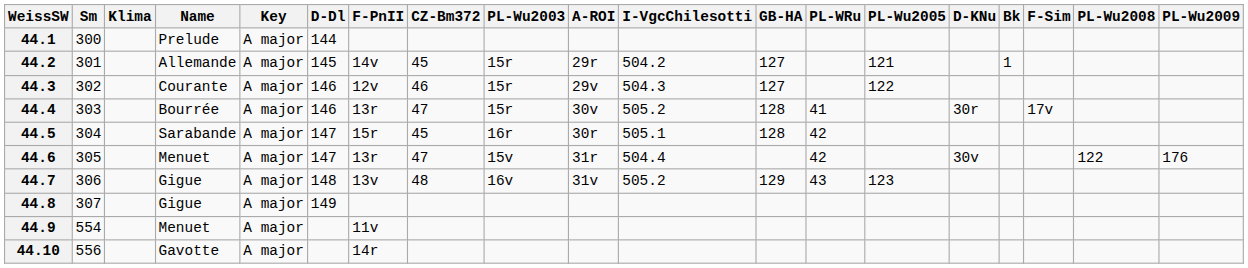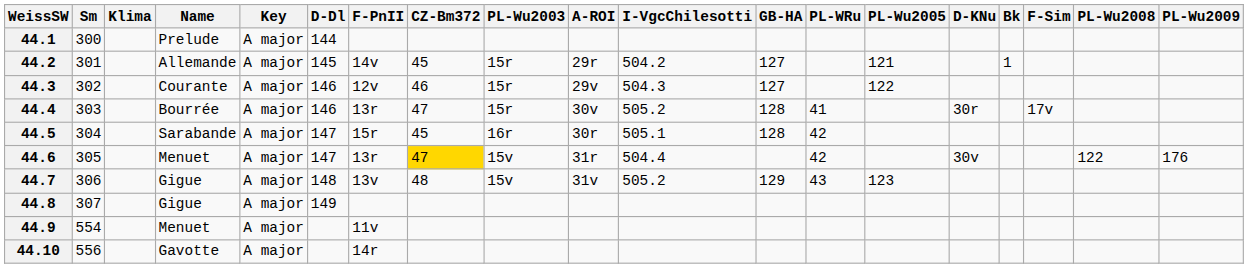(420, 157) no background -> (420, 157) gold background
(500, 181) 16v -> (500, 181) 15v
